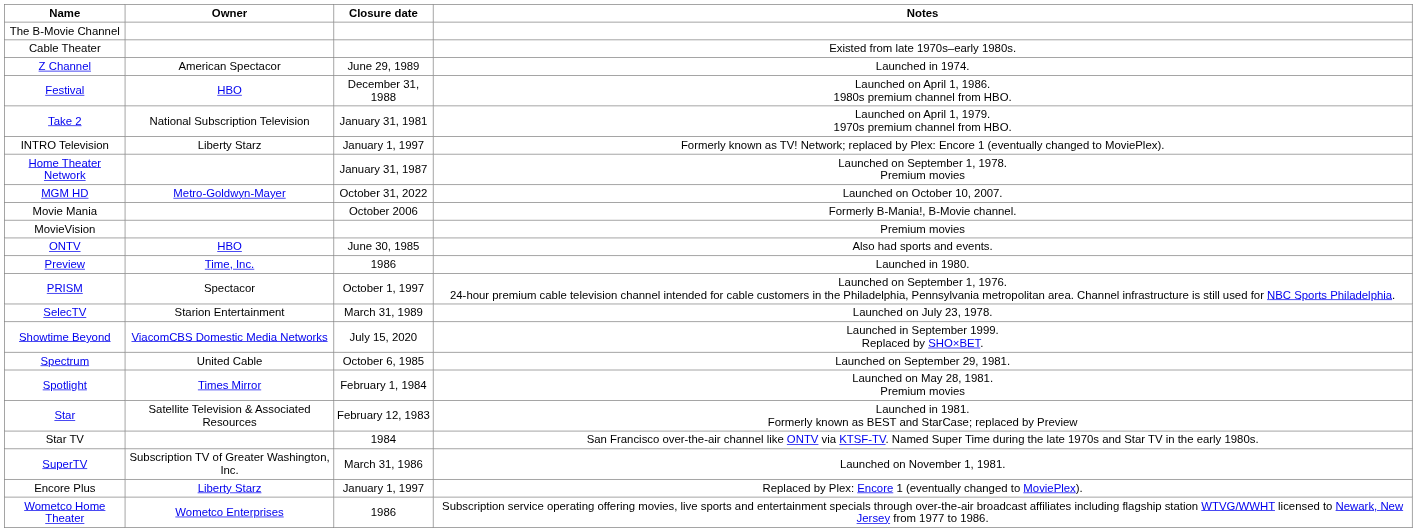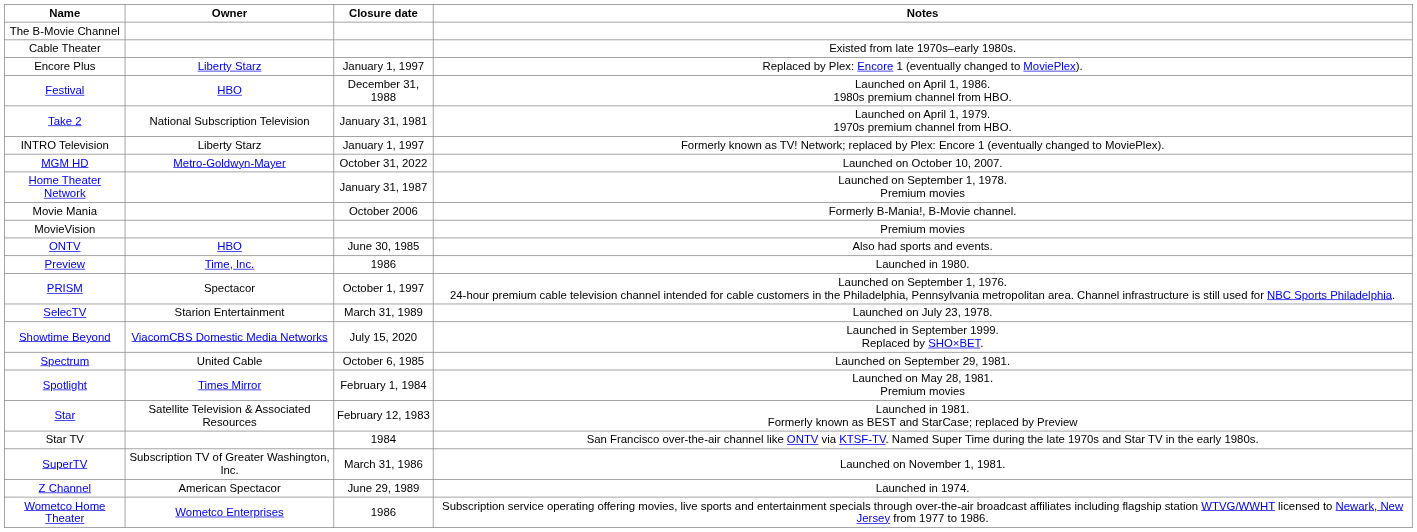rows swapped: (65, 488) <-> (65, 66)
rows swapped: (65, 169) <-> (65, 193)
